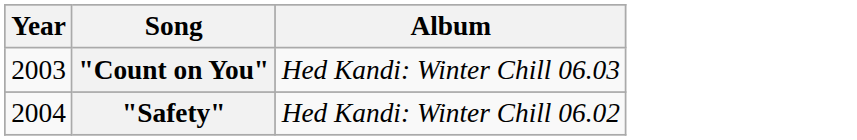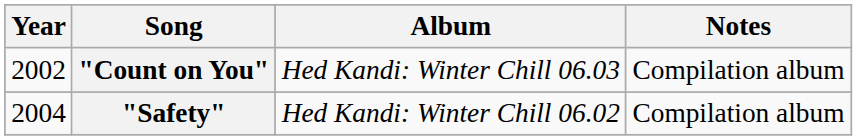+ column: (738, 26)
(39, 69) 2003 -> (39, 69) 2002
